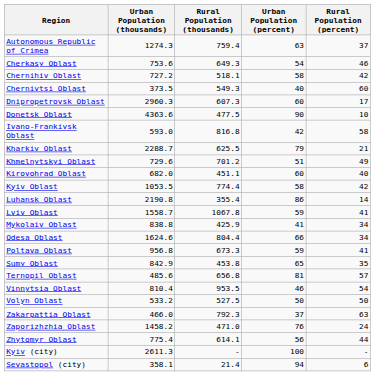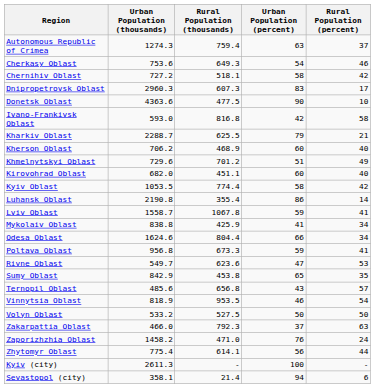- row: (46, 89)
(299, 101) 60 -> (299, 89) 83
+ row: (39, 148)
+ row: (34, 263)
(299, 275) 81 -> (299, 288) 43
(161, 288) 810.4 -> (161, 301) 818.9
